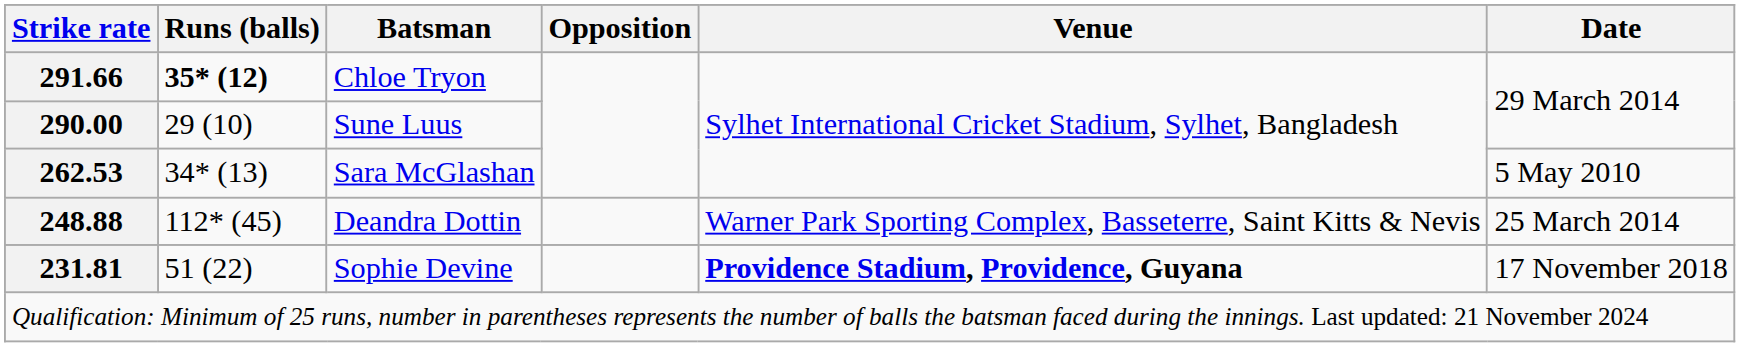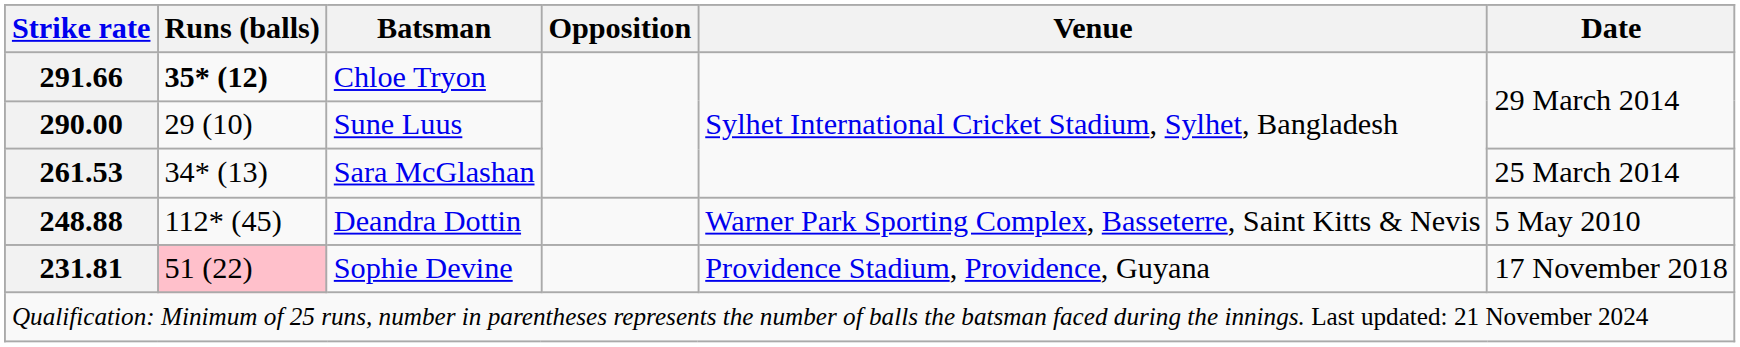(81, 172) 262.53 -> (81, 172) 261.53
(1568, 172) 5 May 2010 -> (1587, 172) 25 March 2014
(1587, 220) 25 March 2014 -> (1568, 220) 5 May 2010
(209, 268) no background -> (209, 268) pink background
(974, 268) bold -> (958, 268) normal
